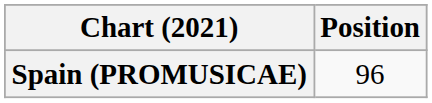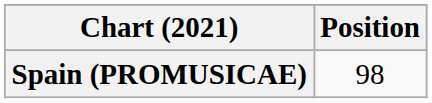(370, 73) 96 -> (370, 73) 98
